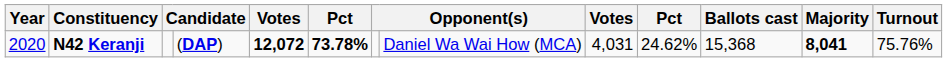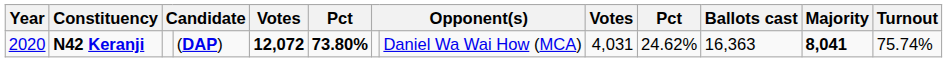(340, 44) 73.78% -> (340, 44) 73.80%
(730, 44) 15,368 -> (730, 44) 16,363
(905, 44) 75.76% -> (905, 44) 75.74%
